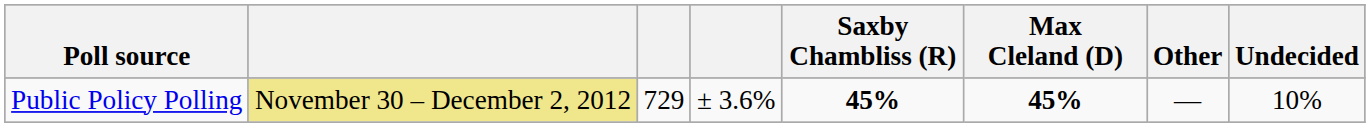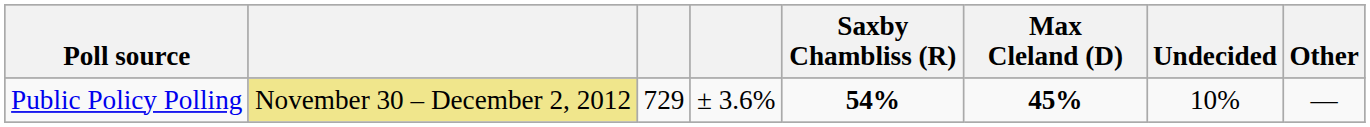columns swapped: (1188, 56) <-> (1297, 56)
(873, 99) 45% -> (873, 99) 54%
